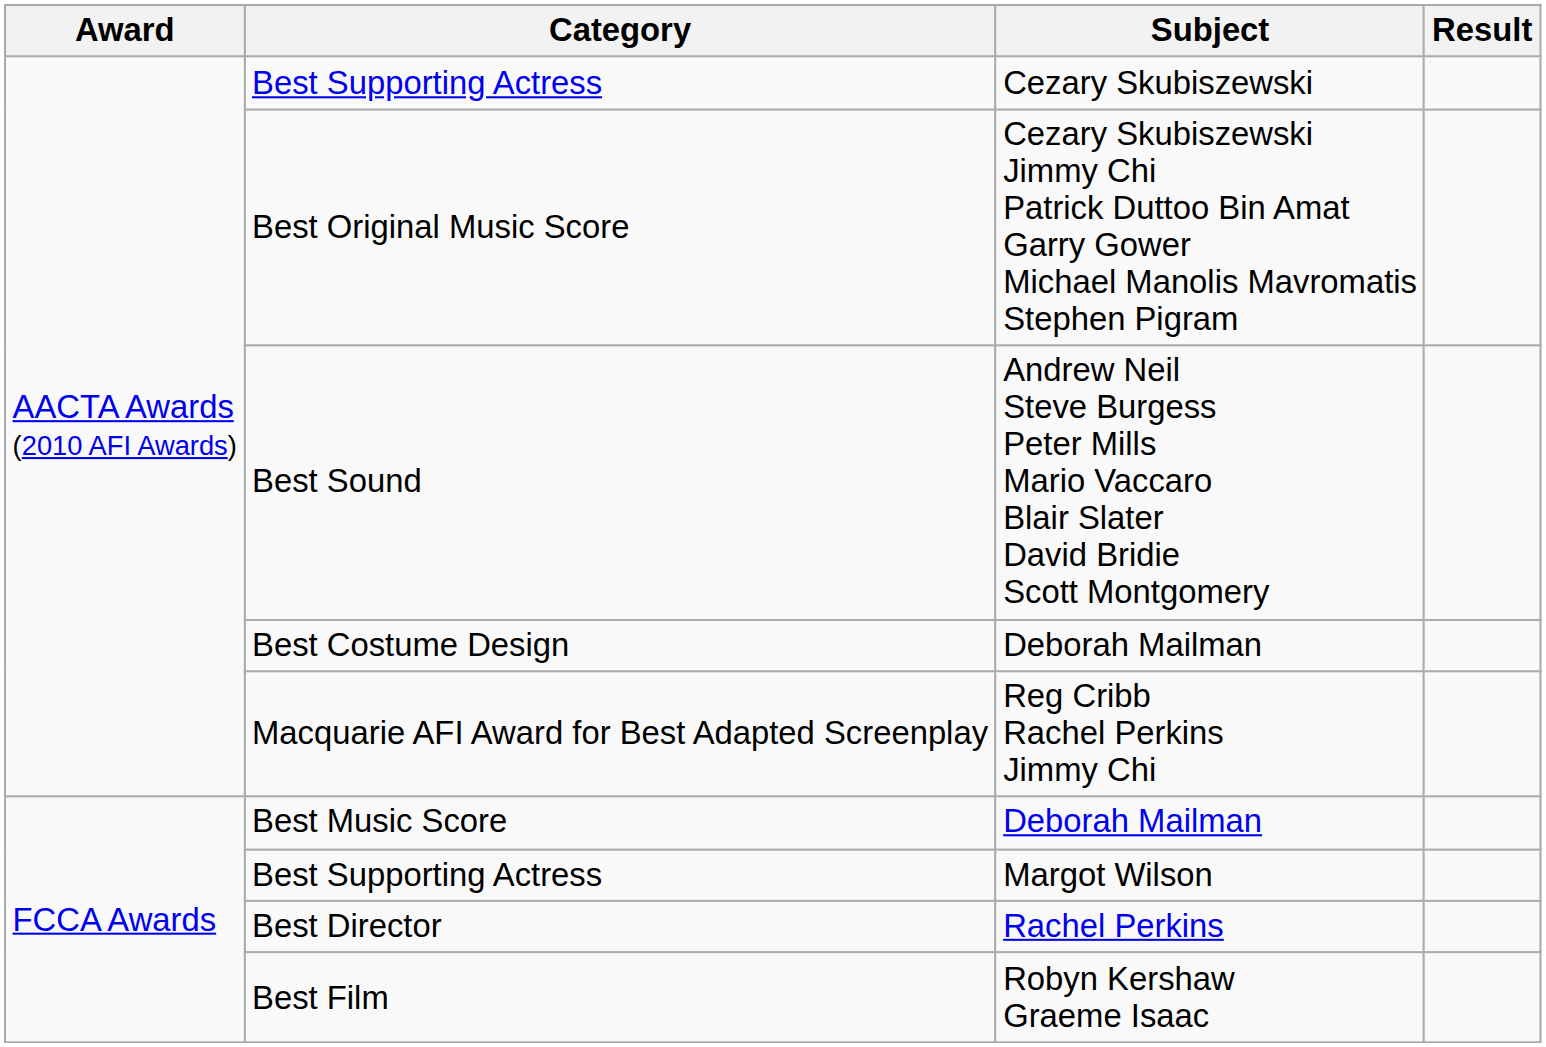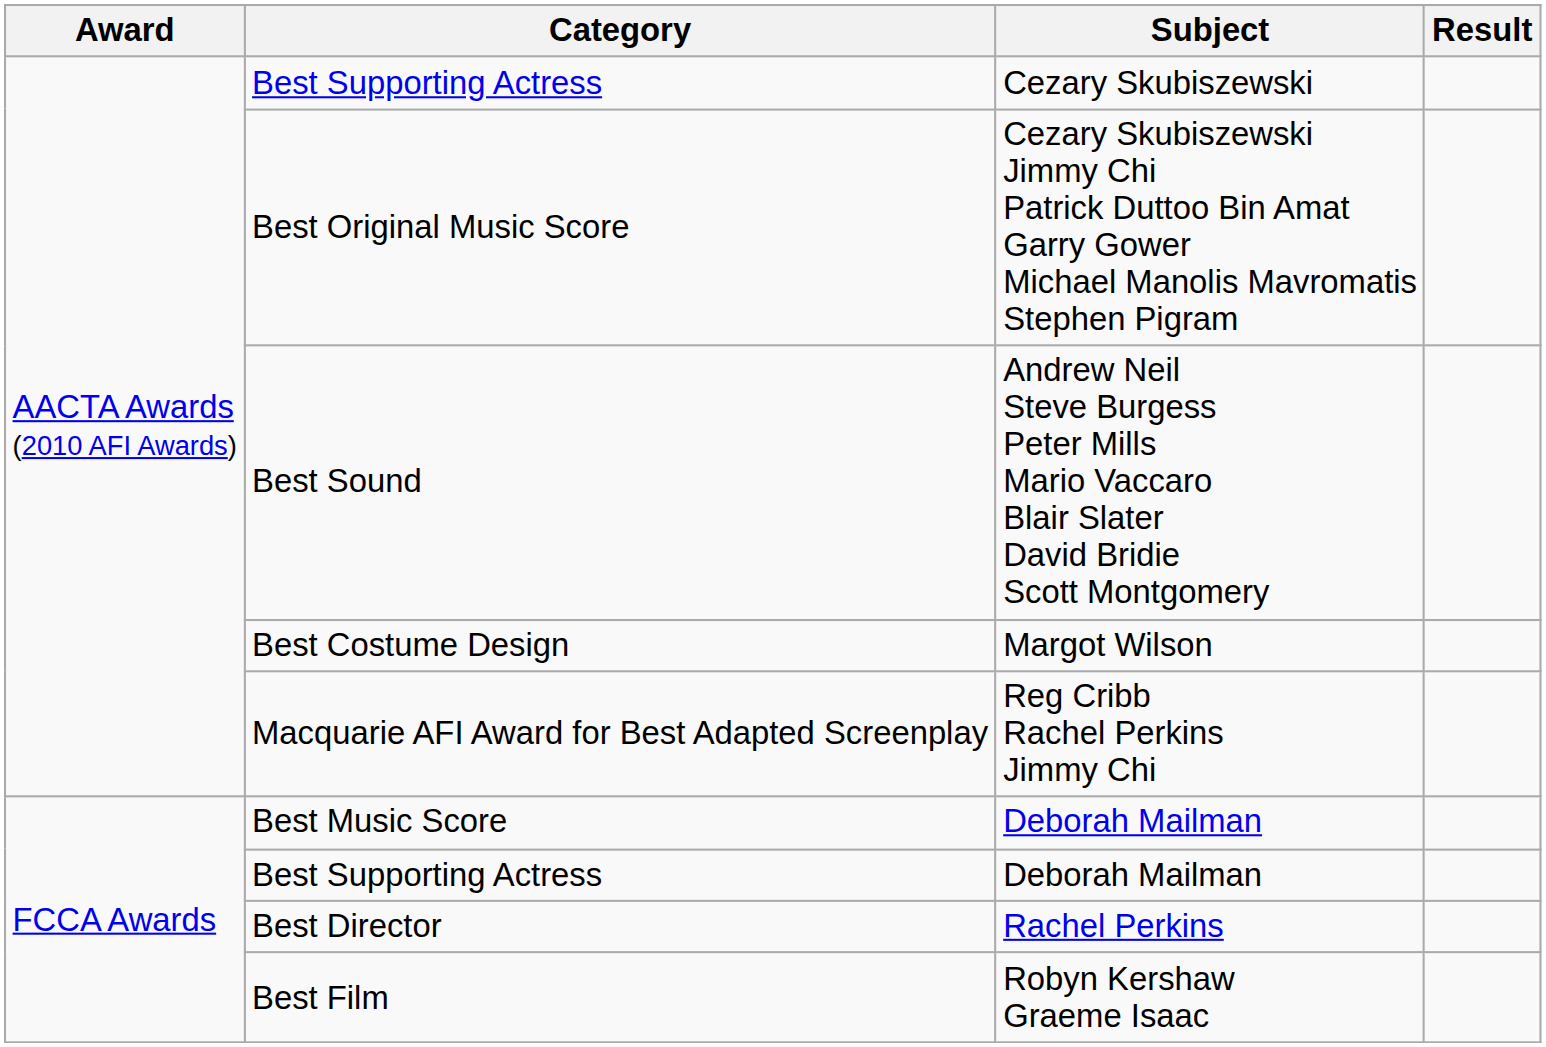(1133, 644) Deborah Mailman -> (1108, 644) Margot Wilson
(1108, 874) Margot Wilson -> (1133, 874) Deborah Mailman
